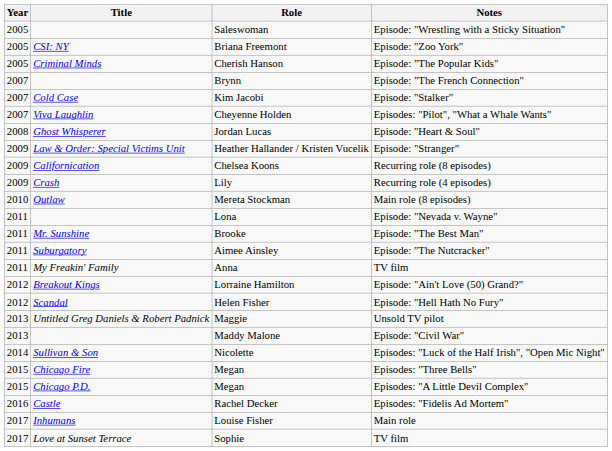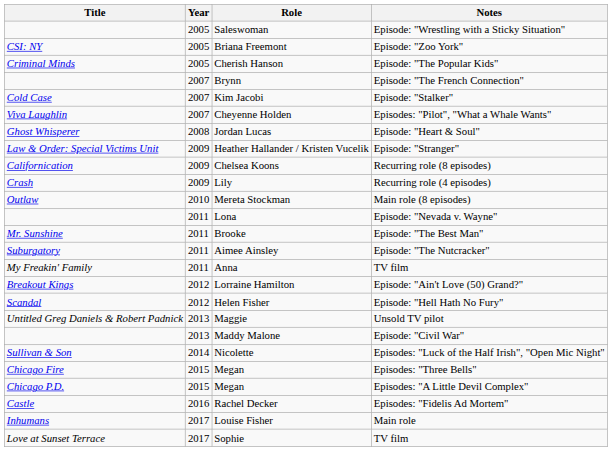columns swapped: (18, 13) <-> (121, 13)
